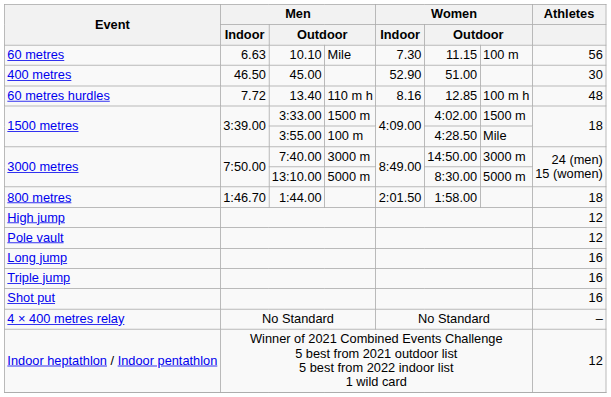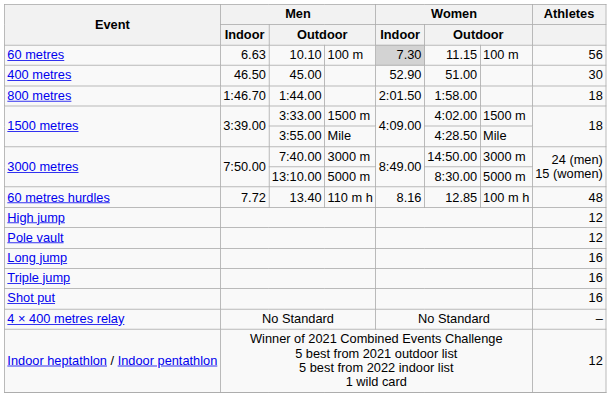(339, 55) Mile -> (345, 55) 100 m
(409, 55) no background -> (409, 55) lightgrey background
rows swapped: (39, 197) <-> (59, 95)
(345, 136) 100 m -> (339, 136) Mile
